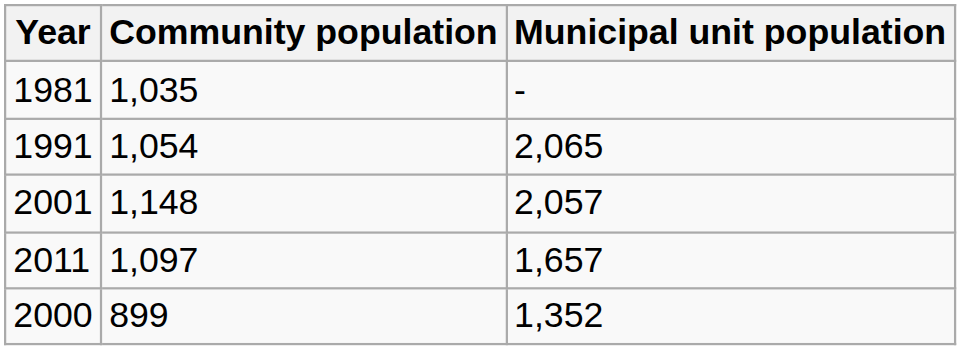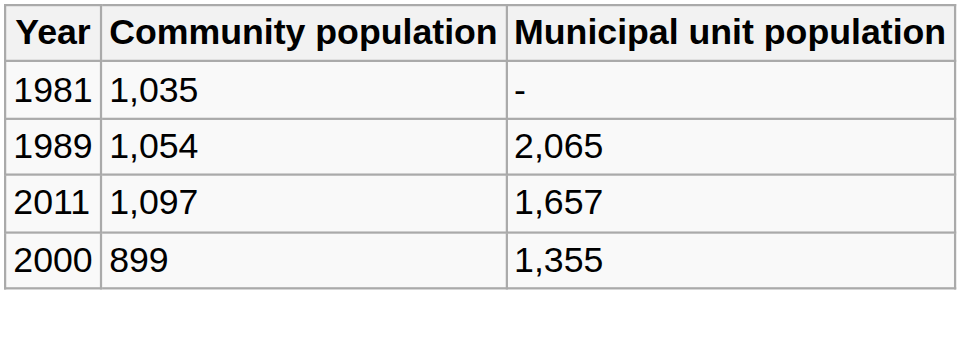(53, 145) 1991 -> (53, 145) 1989
- row: (154, 202)
(559, 315) 1,352 -> (559, 259) 1,355
